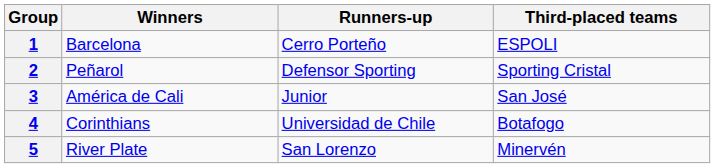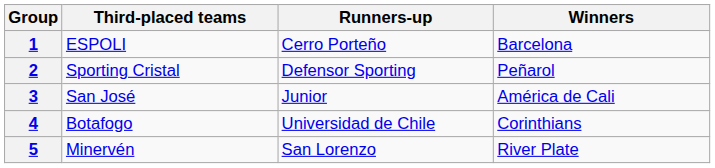columns swapped: (170, 17) <-> (601, 17)
